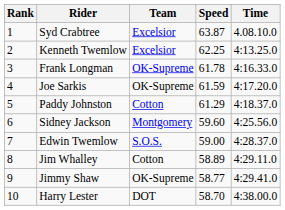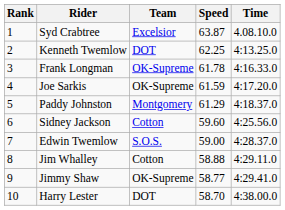(154, 50) Excelsior -> (144, 50) DOT
(148, 104) Cotton -> (162, 104) Montgomery
(162, 123) Montgomery -> (148, 123) Cotton
(212, 159) 58.89 -> (212, 159) 58.88
